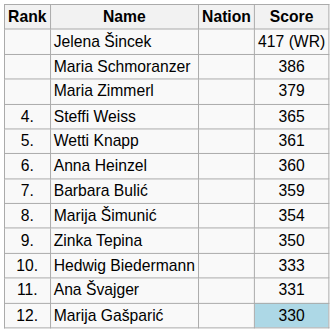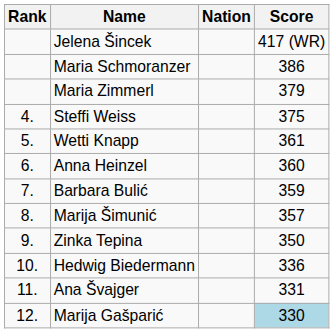(292, 116) 365 -> (292, 116) 375
(292, 215) 354 -> (292, 215) 357
(292, 265) 333 -> (292, 265) 336
